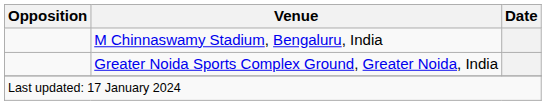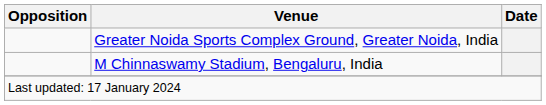rows swapped: (296, 64) <-> (238, 40)
